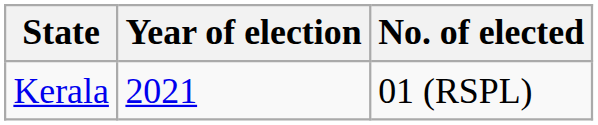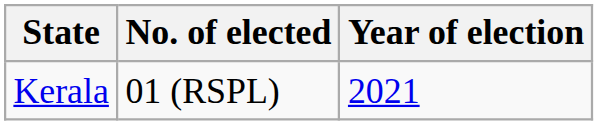columns swapped: (481, 32) <-> (244, 32)
